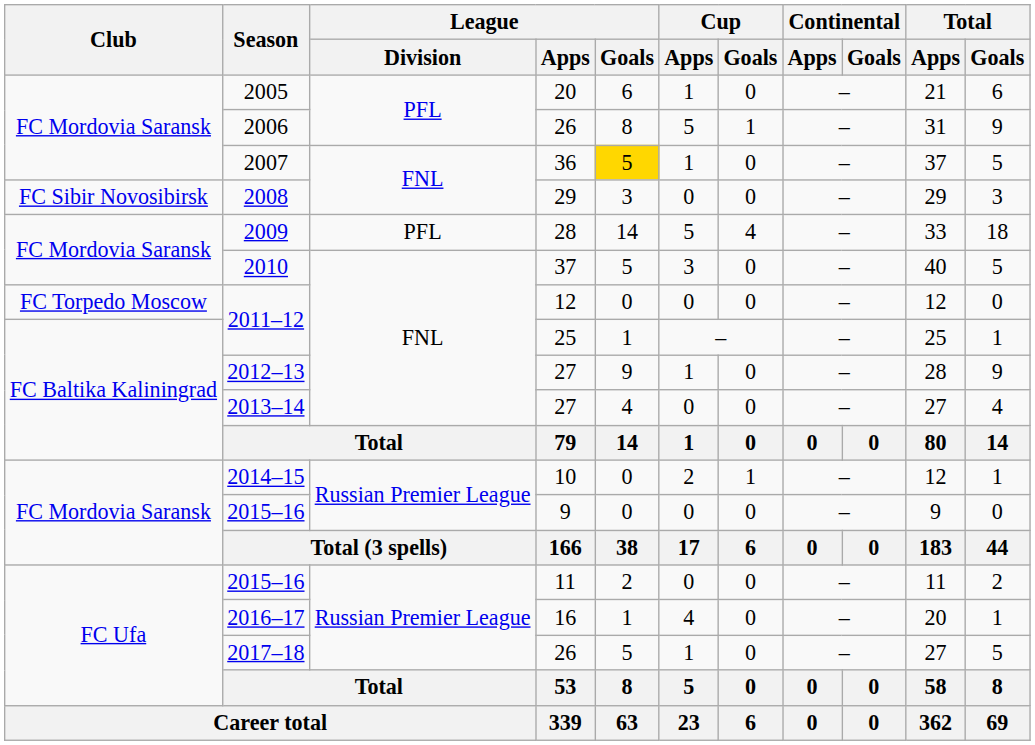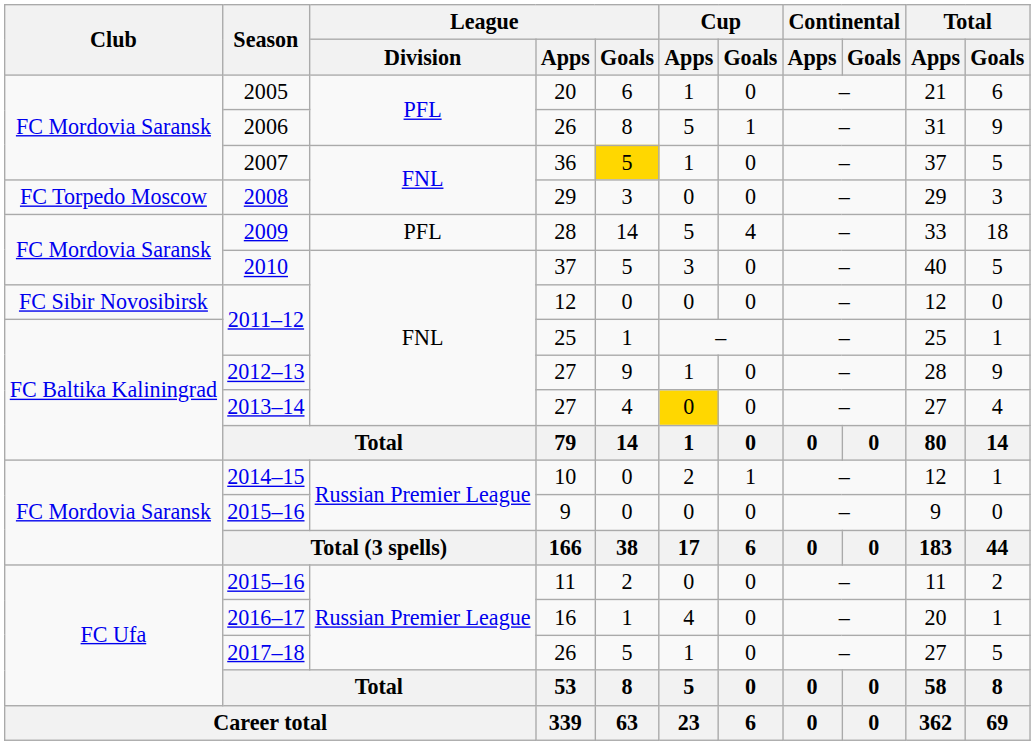(113, 197) FC Sibir Novosibirsk -> (113, 197) FC Torpedo Moscow
(113, 302) FC Torpedo Moscow -> (113, 302) FC Sibir Novosibirsk
(689, 407) no background -> (689, 407) gold background
